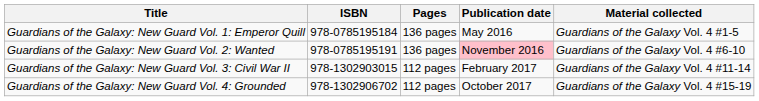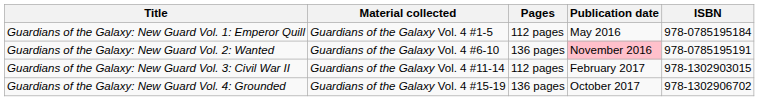columns swapped: (654, 13) <-> (354, 13)
(430, 31) 136 pages -> (537, 31) 112 pages
(429, 86) 112 pages -> (538, 86) 136 pages
